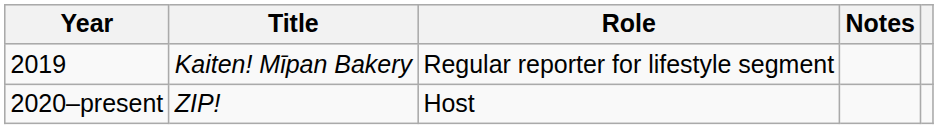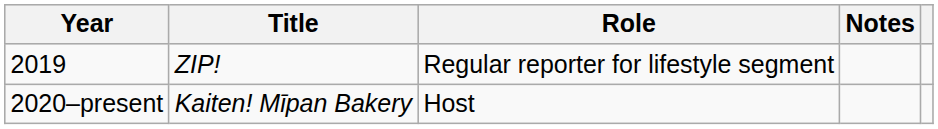(293, 63) Kaiten! Mīpan Bakery -> (198, 63) ZIP!
(198, 103) ZIP! -> (293, 103) Kaiten! Mīpan Bakery
